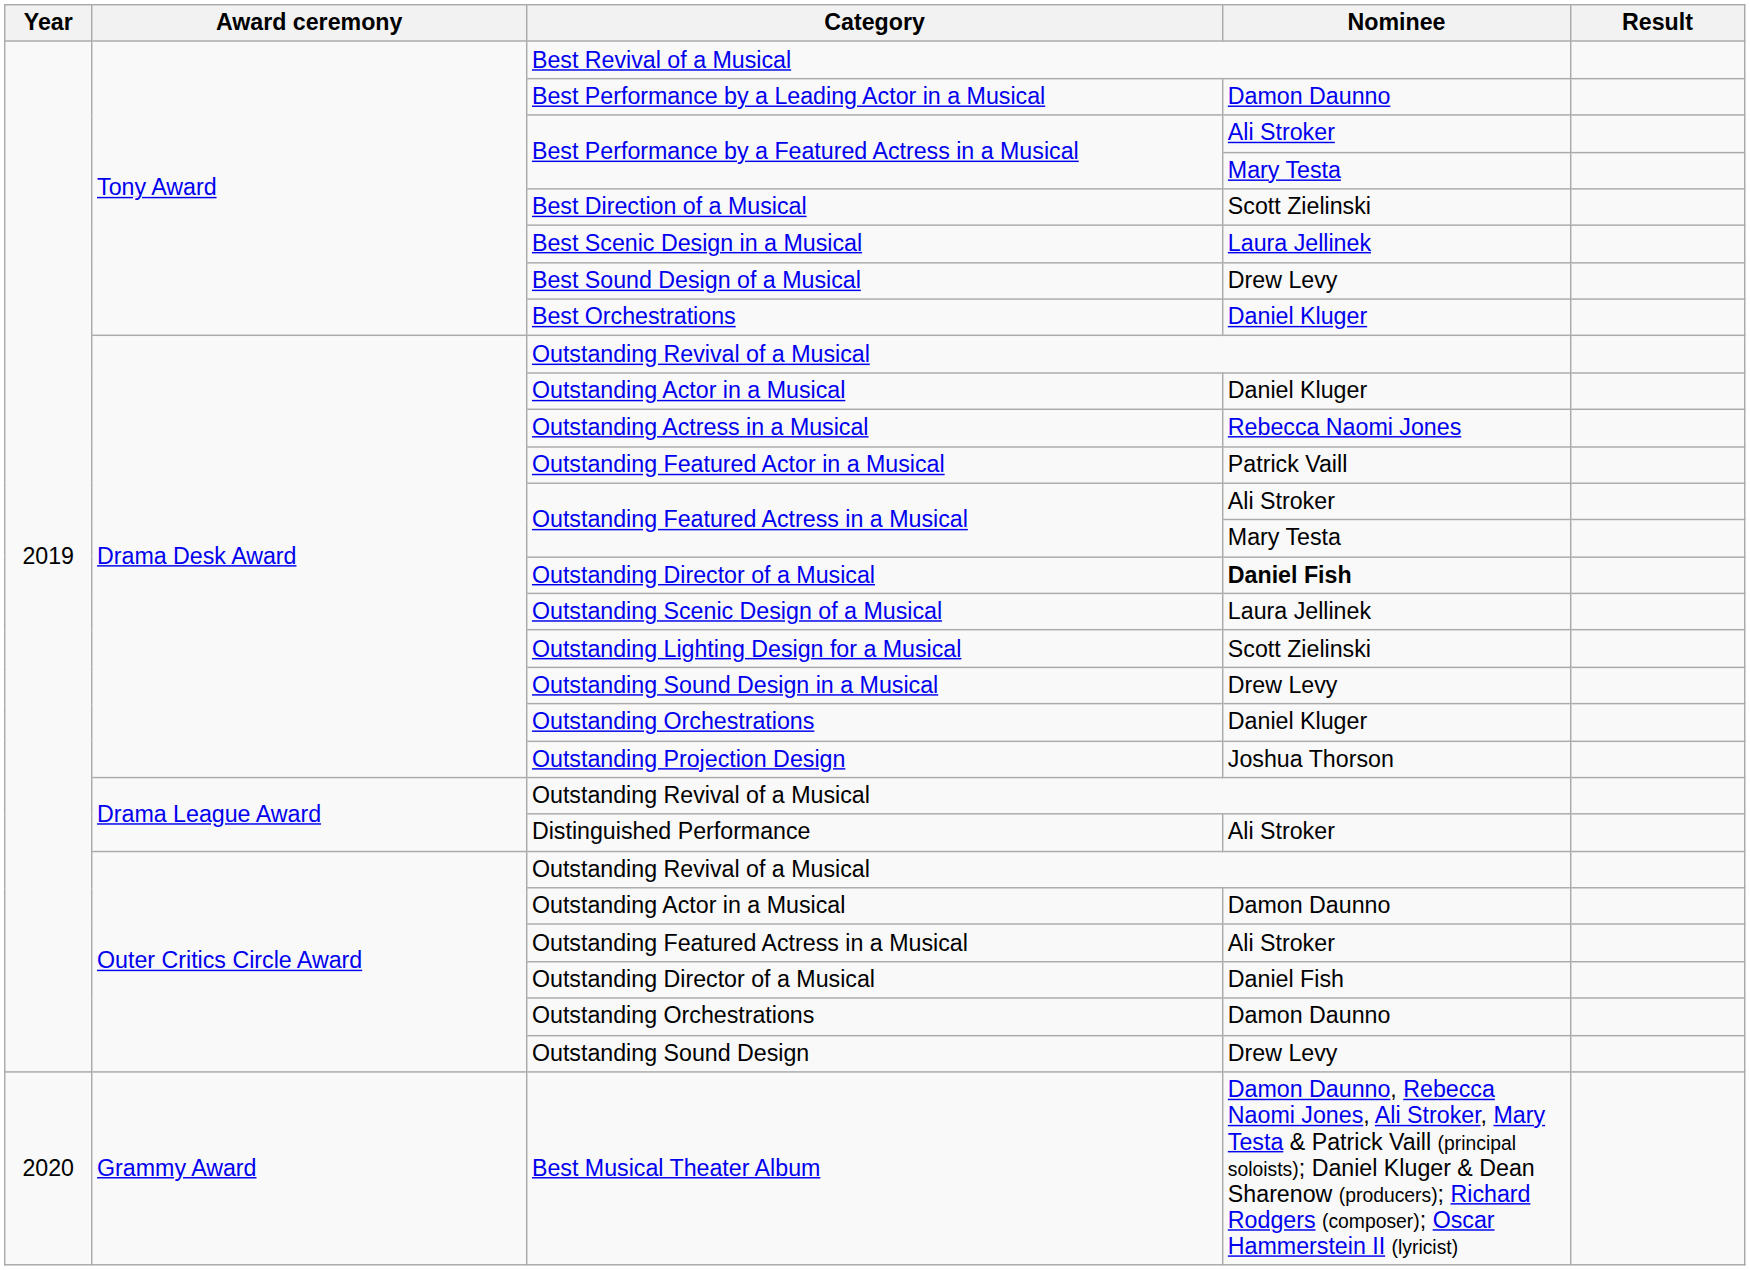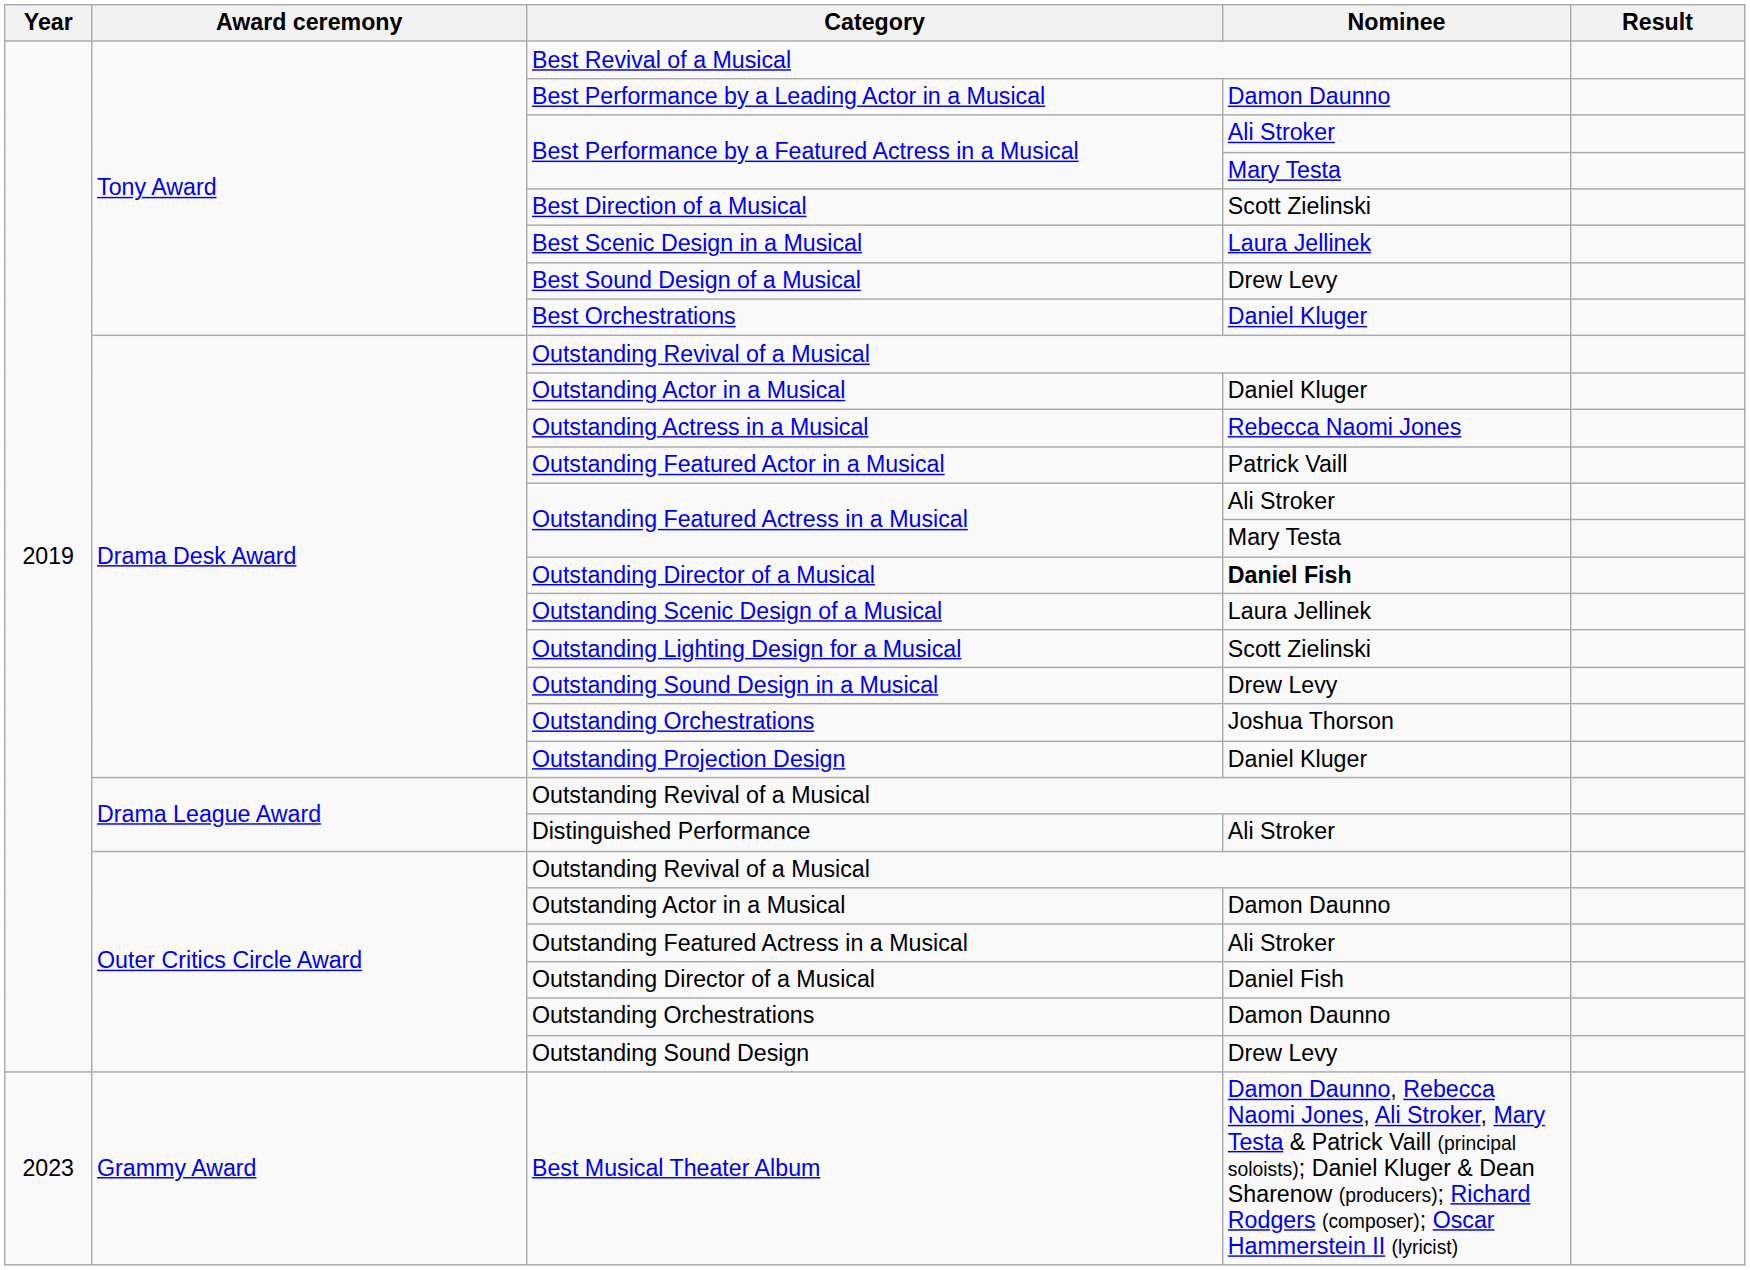(1297, 721) Daniel Kluger -> (1311, 721) Joshua Thorson
(1311, 758) Joshua Thorson -> (1297, 758) Daniel Kluger
(48, 1168) 2020 -> (48, 1168) 2023
